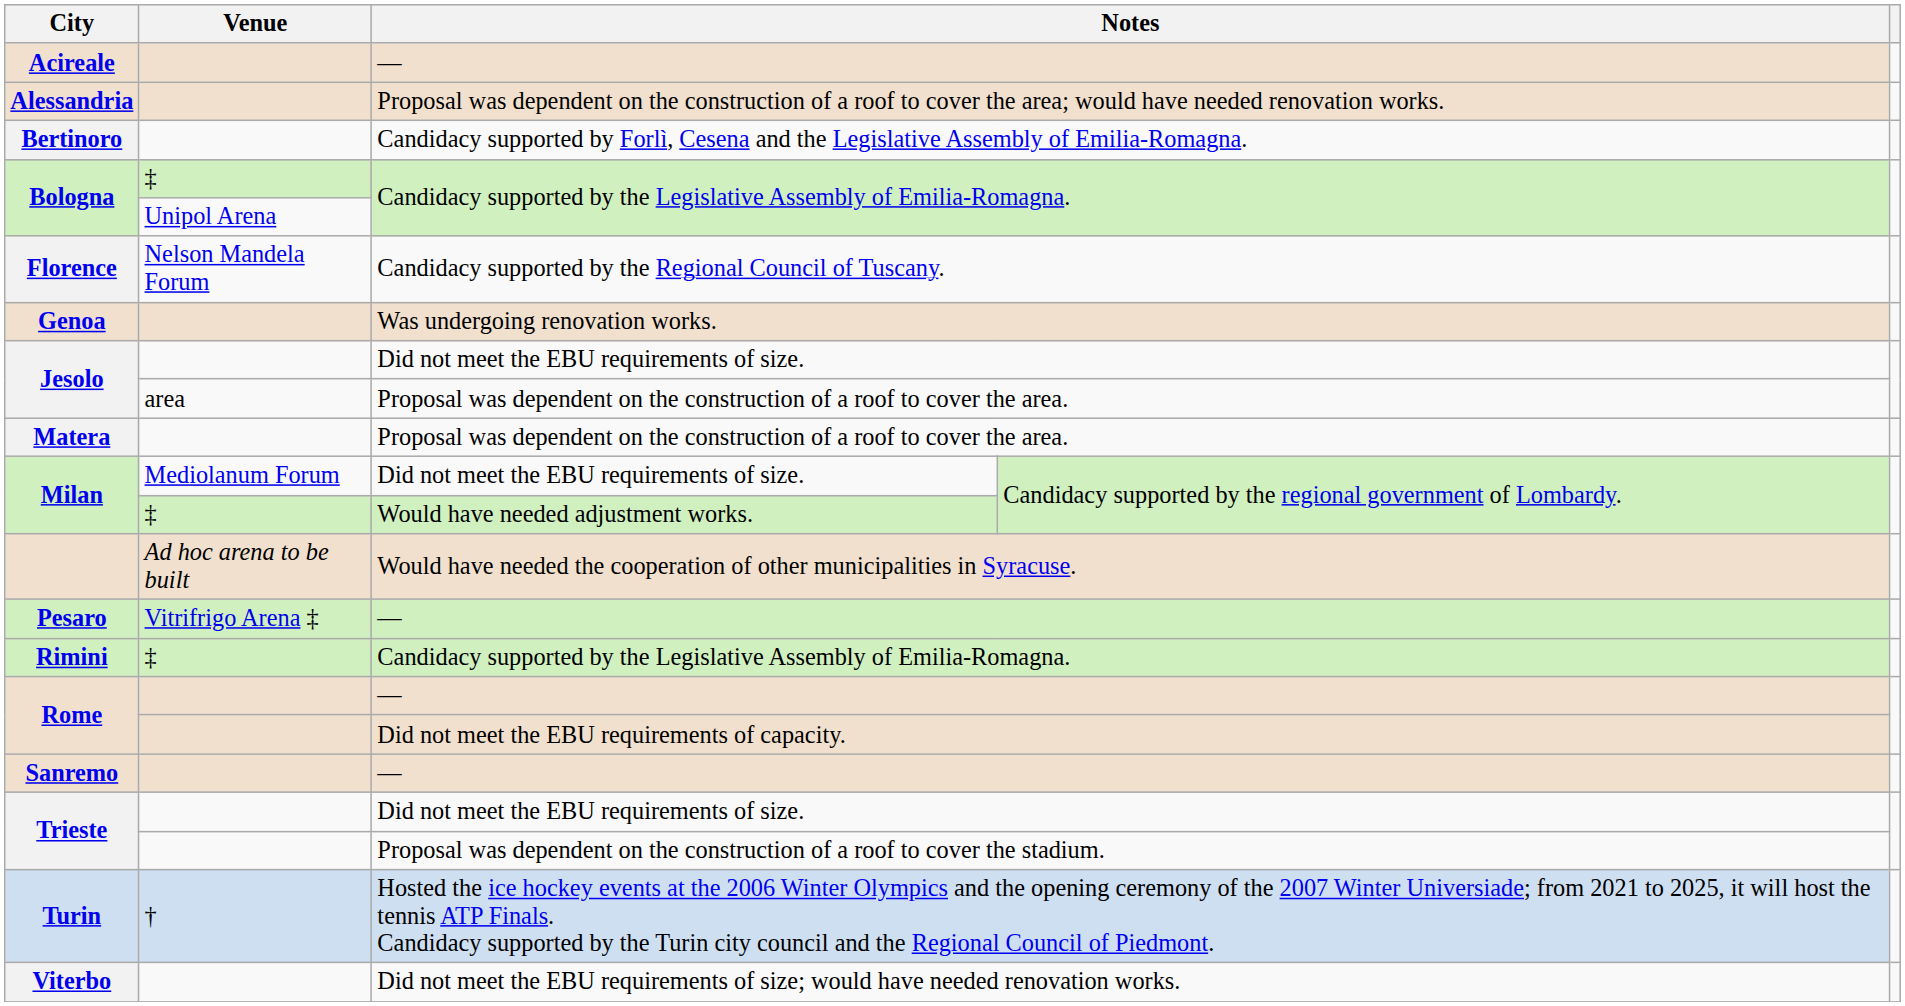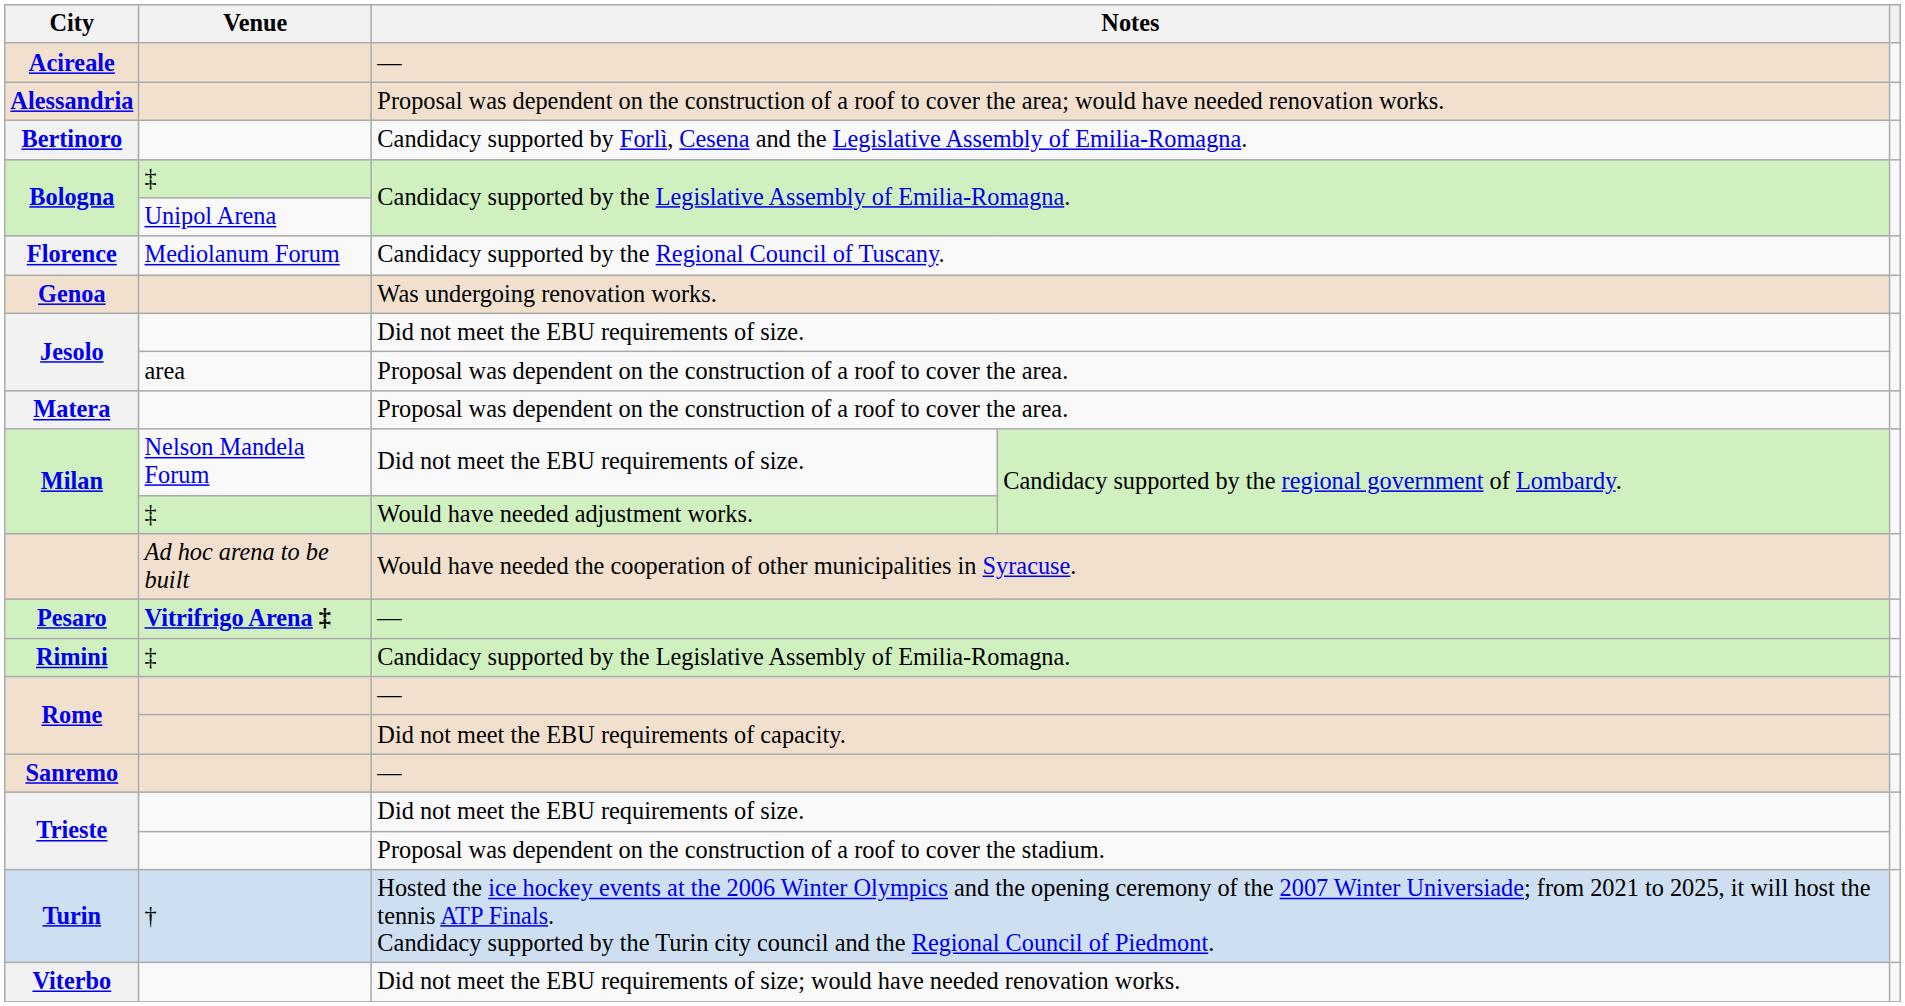(225, 268) Nelson Mandela Forum -> (242, 255) Mediolanum Forum
(242, 475) Mediolanum Forum -> (225, 461) Nelson Mandela Forum
(232, 618) normal -> (238, 618) bold
